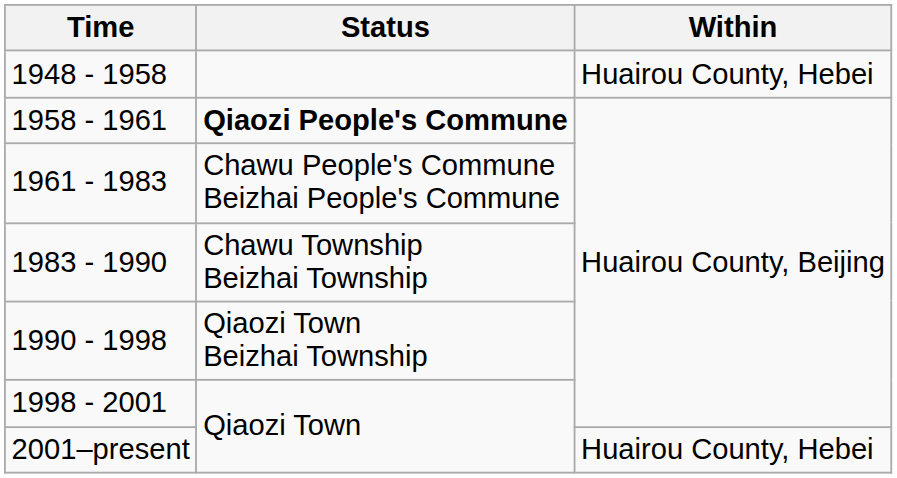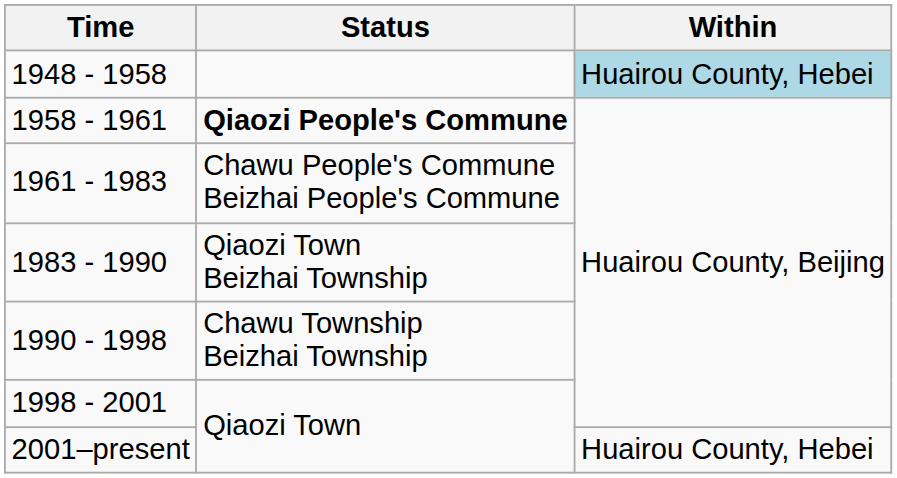(727, 73) no background -> (727, 73) lightblue background
(315, 261) Chawu Township Beizhai Township -> (315, 261) Qiaozi Town Beizhai Township
(315, 340) Qiaozi Town Beizhai Township -> (315, 340) Chawu Township Beizhai Township
